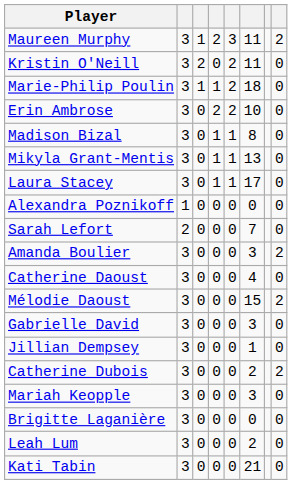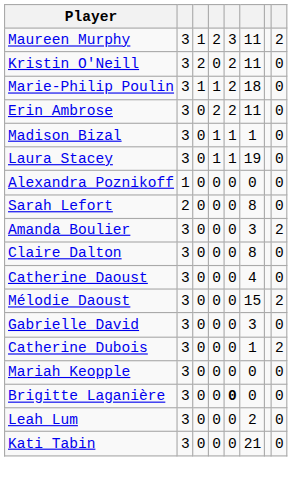(252, 111) 10 -> (252, 111) 11
(252, 135) 8 -> (252, 135) 1
- row: (91, 159)
(252, 183) 17 -> (252, 159) 19
(252, 230) 7 -> (252, 206) 8
+ row: (65, 254)
- row: (74, 349)
(252, 372) 2 -> (252, 349) 1
(252, 396) 3 -> (252, 372) 0
(232, 420) normal -> (232, 396) bold
